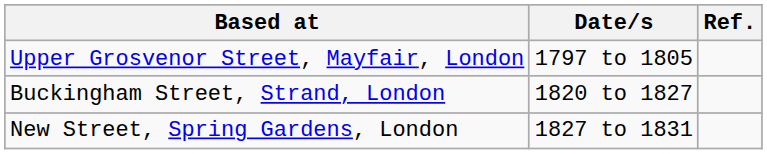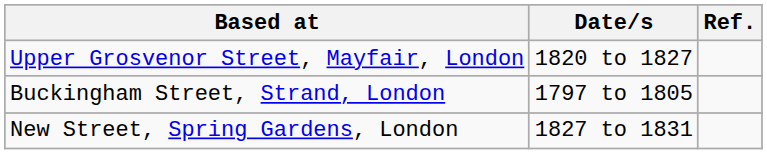(614, 59) 1797 to 1805 -> (614, 59) 1820 to 1827
(614, 94) 1820 to 1827 -> (614, 94) 1797 to 1805
